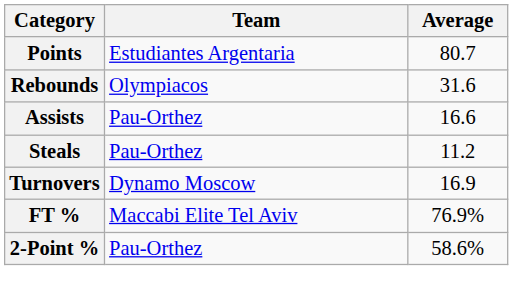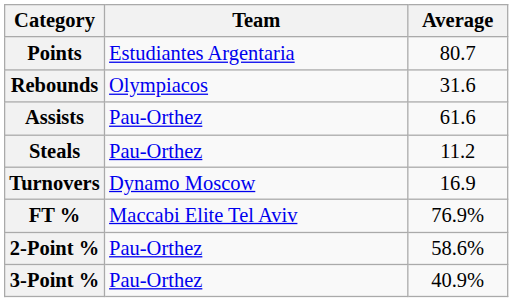(458, 118) 16.6 -> (458, 118) 61.6
+ row: (54, 280)
